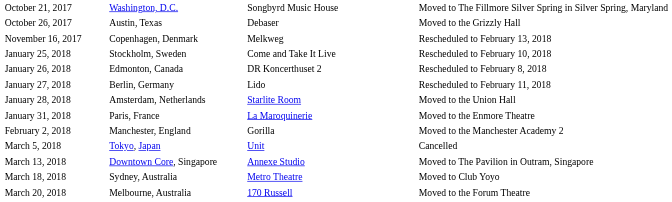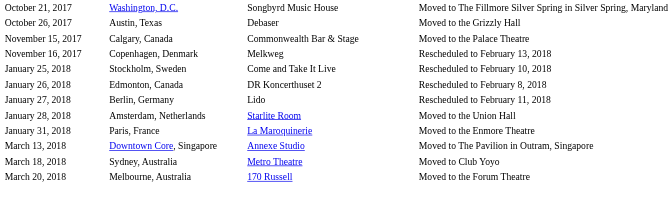+ row: (43, 38)
- row: (38, 131)
- row: (33, 146)
